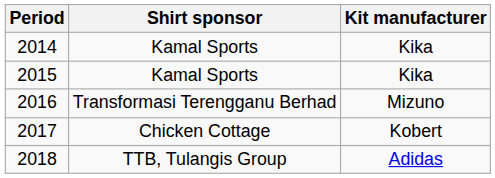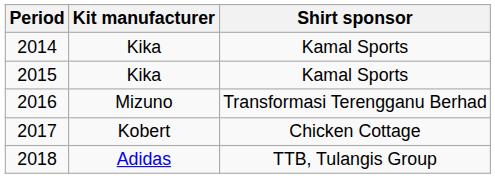columns swapped: (416, 18) <-> (205, 18)
